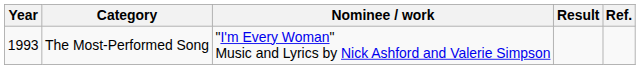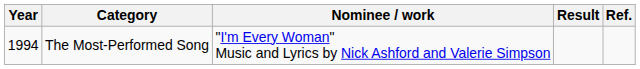(23, 45) 1993 -> (23, 45) 1994
